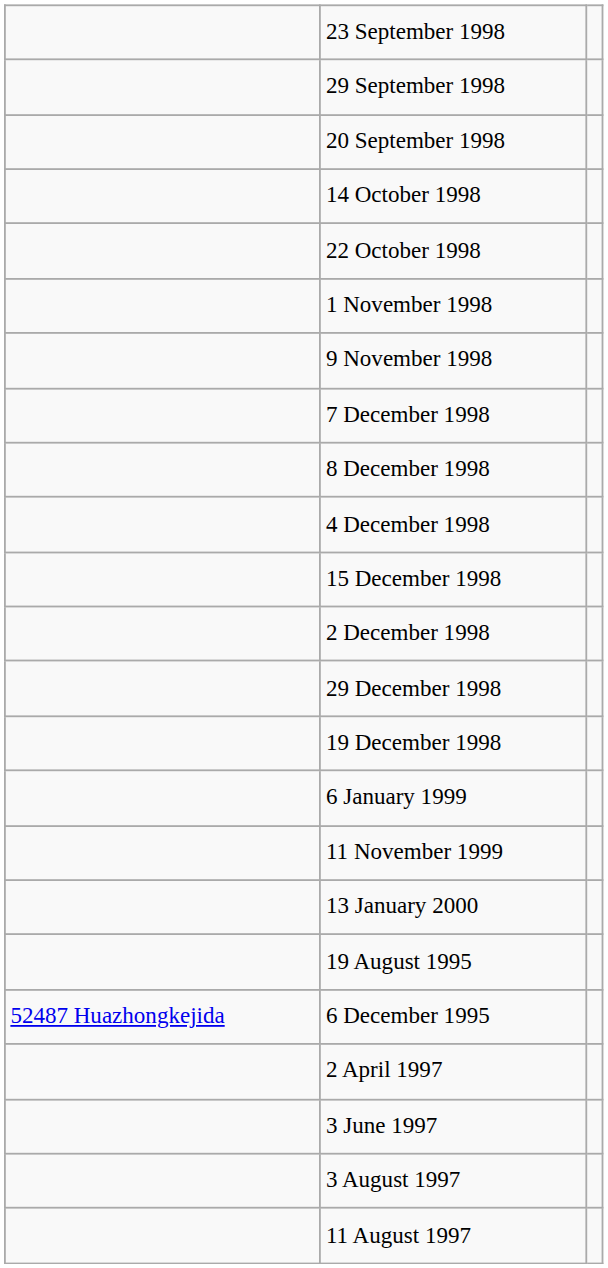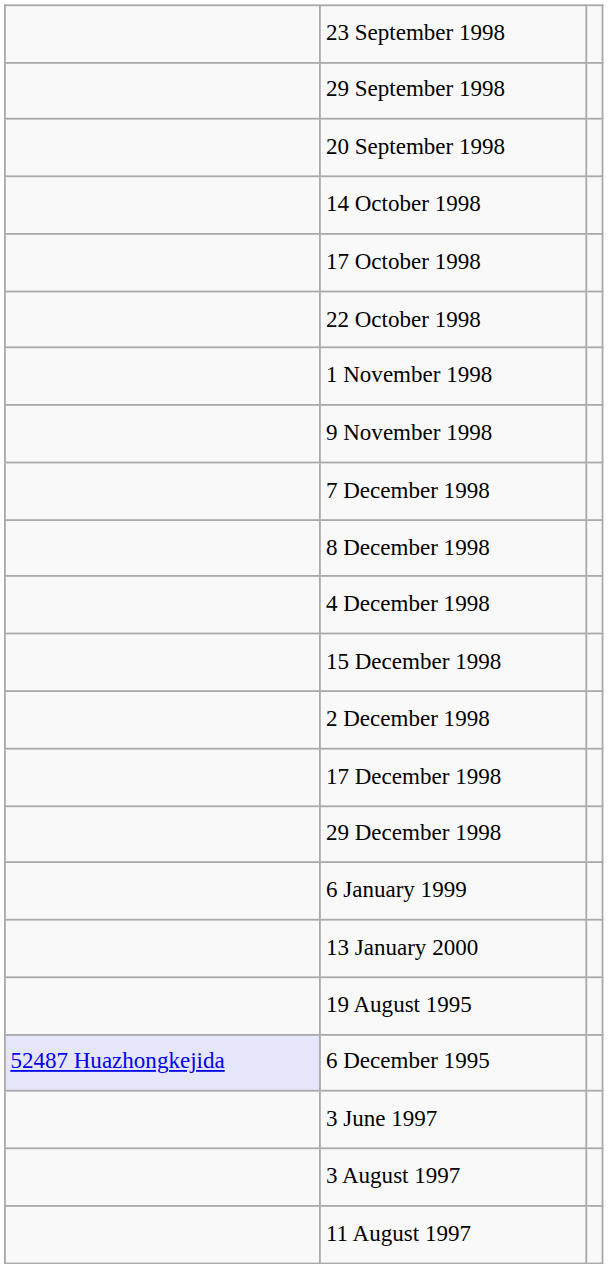+ row: (403, 261)
+ row: (414, 776)
- row: (414, 743)
- row: (414, 852)
(118, 1016) no background -> (118, 1062) lavender background
- row: (384, 1071)
